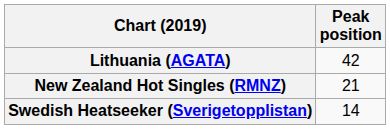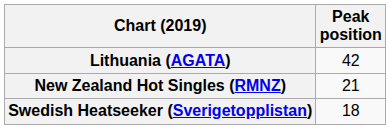(351, 111) 14 -> (351, 111) 18
